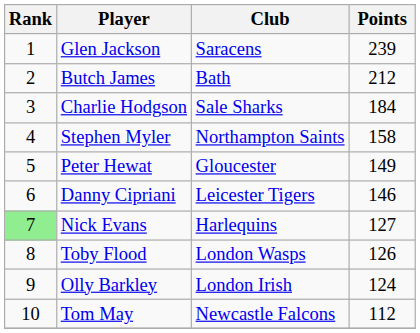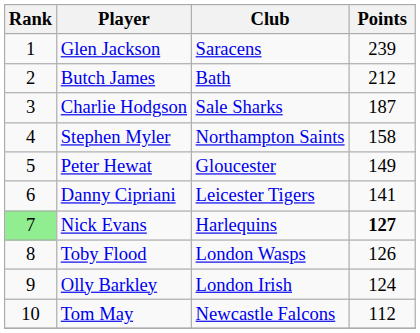(382, 107) 184 -> (382, 107) 187
(382, 195) 146 -> (382, 195) 141
(382, 225) normal -> (382, 225) bold
